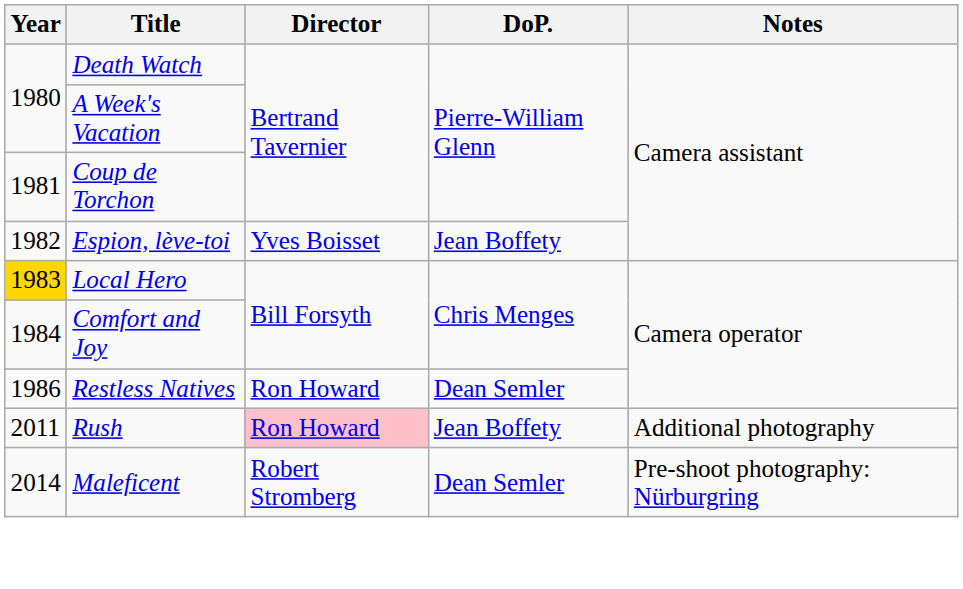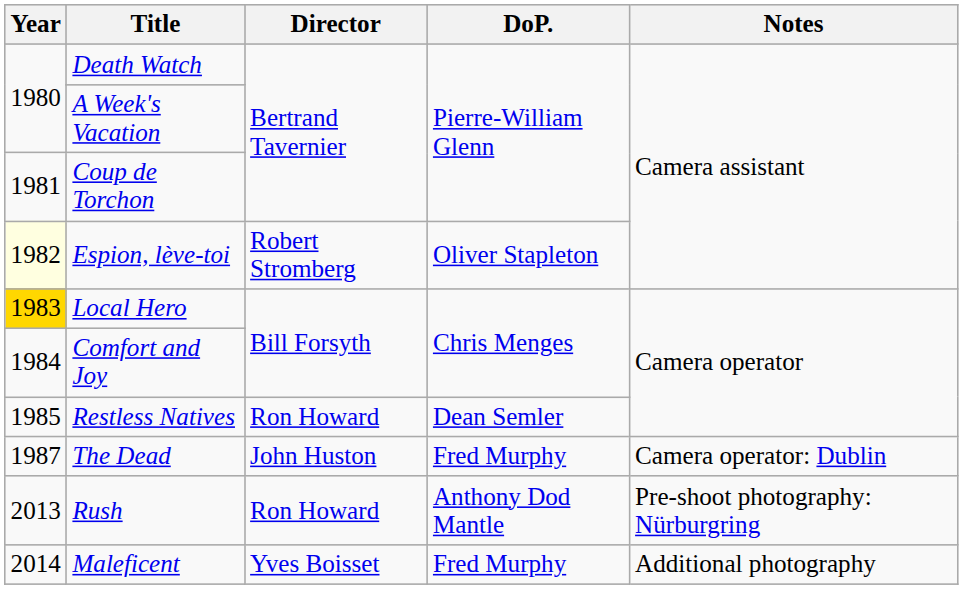(36, 240) no background -> (36, 254) lightyellow background
(315, 240) Yves Boisset -> (303, 254) Robert Stromberg
(497, 240) Jean Boffety -> (516, 254) Oliver Stapleton
(36, 388) 1986 -> (36, 416) 1985
+ row: (122, 456)
(35, 427) 2011 -> (36, 510) 2013
(315, 427) pink background -> (315, 510) no background
(497, 427) Jean Boffety -> (502, 510) Anthony Dod Mantle
(754, 427) Additional photography -> (753, 510) Pre-shoot photography: Nürburgring
(303, 481) Robert Stromberg -> (315, 564) Yves Boisset
(499, 481) Dean Semler -> (500, 564) Fred Murphy
(752, 481) Pre-shoot photography: Nürburgring -> (755, 564) Additional photography
